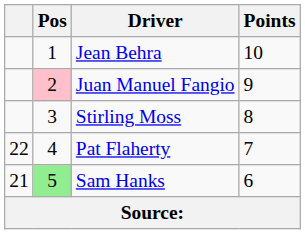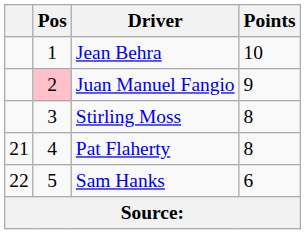(19, 149) 22 -> (19, 149) 21
(248, 149) 7 -> (248, 149) 8
(19, 181) 21 -> (19, 181) 22
(52, 181) lightgreen background -> (52, 181) no background
